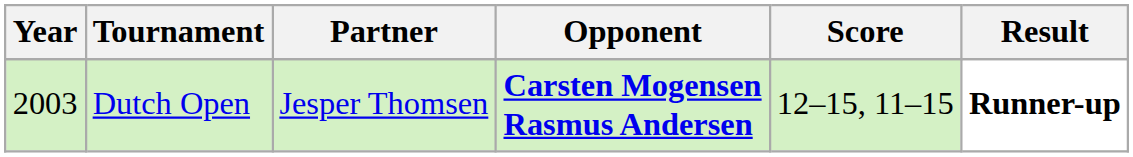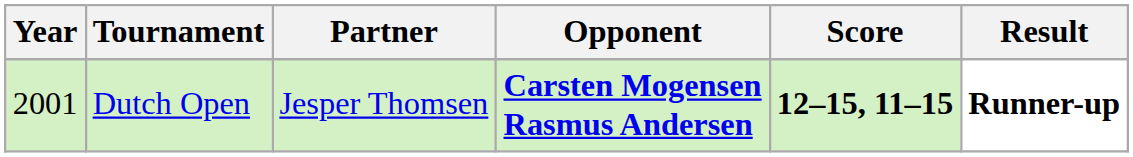(45, 104) 2003 -> (45, 104) 2001
(865, 104) normal -> (865, 104) bold
